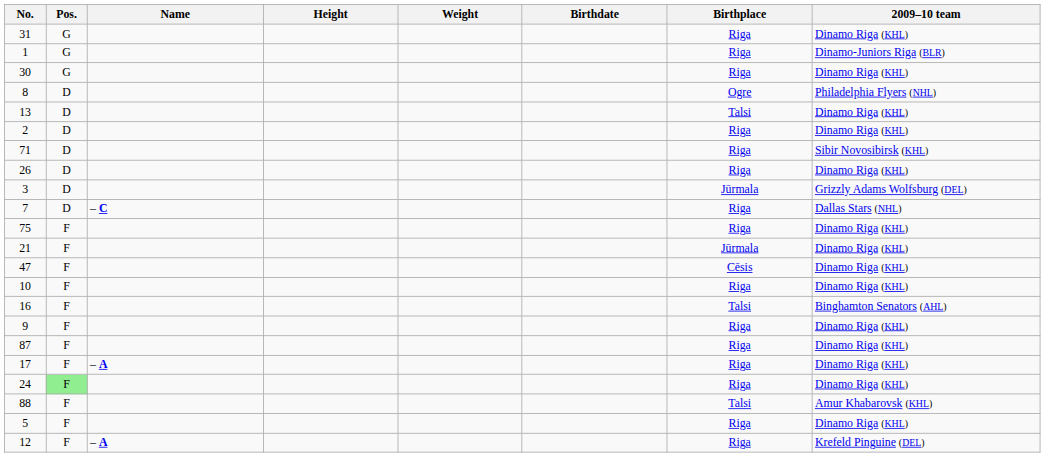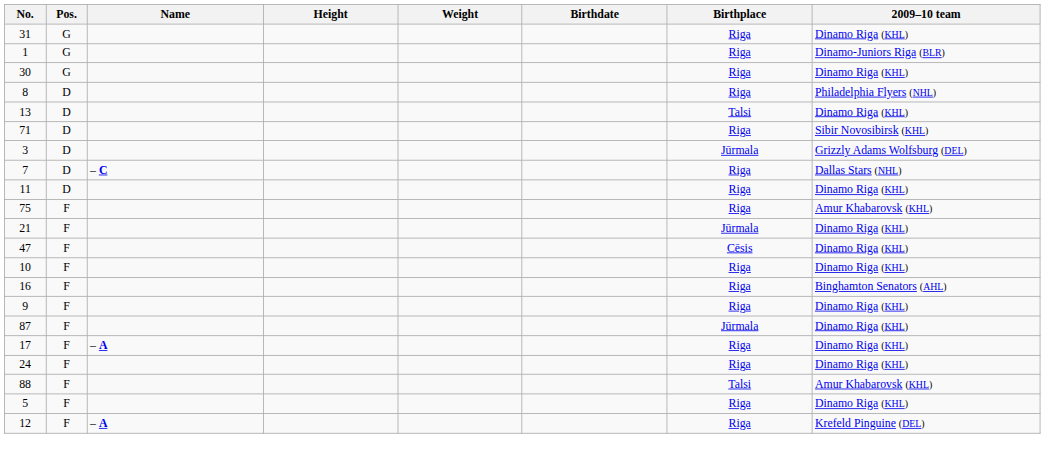(740, 92) Ogre -> (740, 92) Riga
- row: (25, 131)
- row: (25, 170)
+ row: (25, 189)
(861, 228) Dinamo Riga (KHL) -> (874, 209) Amur Khabarovsk (KHL)
(740, 306) Talsi -> (740, 287) Riga
(740, 345) Riga -> (740, 326) Jūrmala
(67, 384) lightgreen background -> (67, 365) no background
